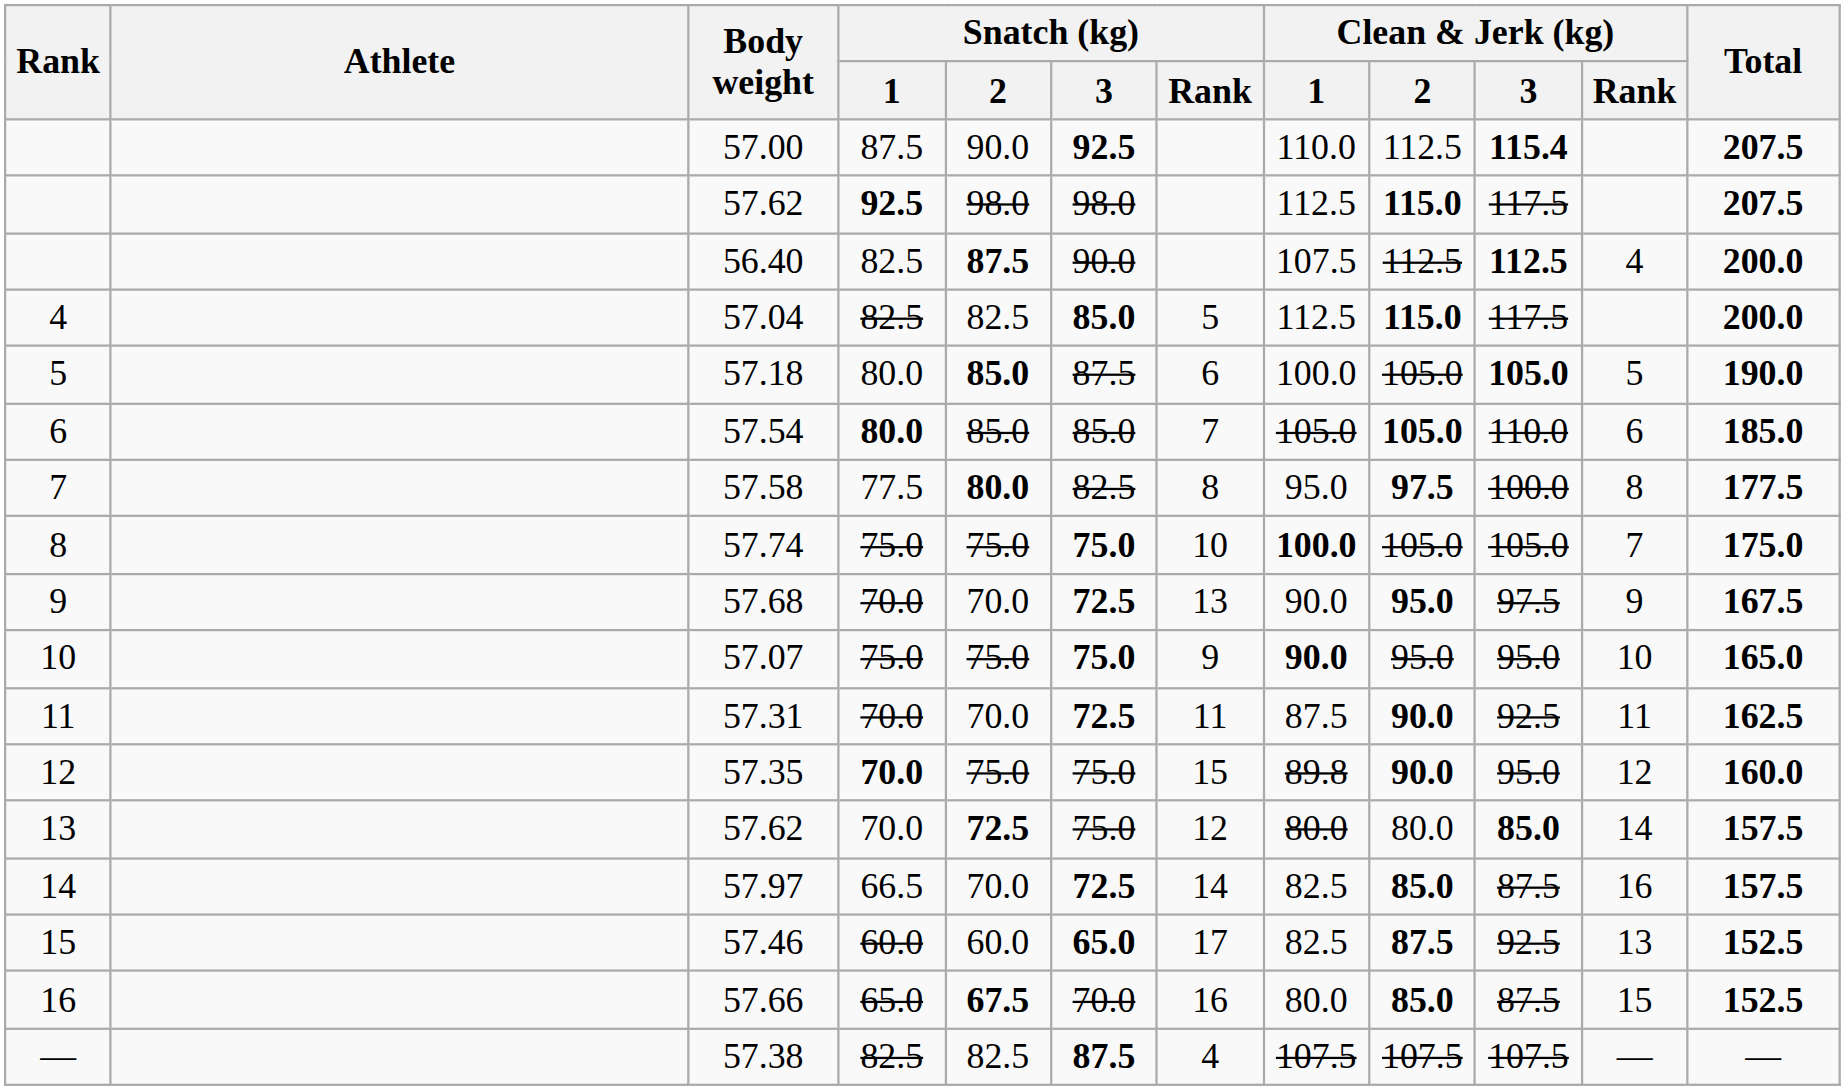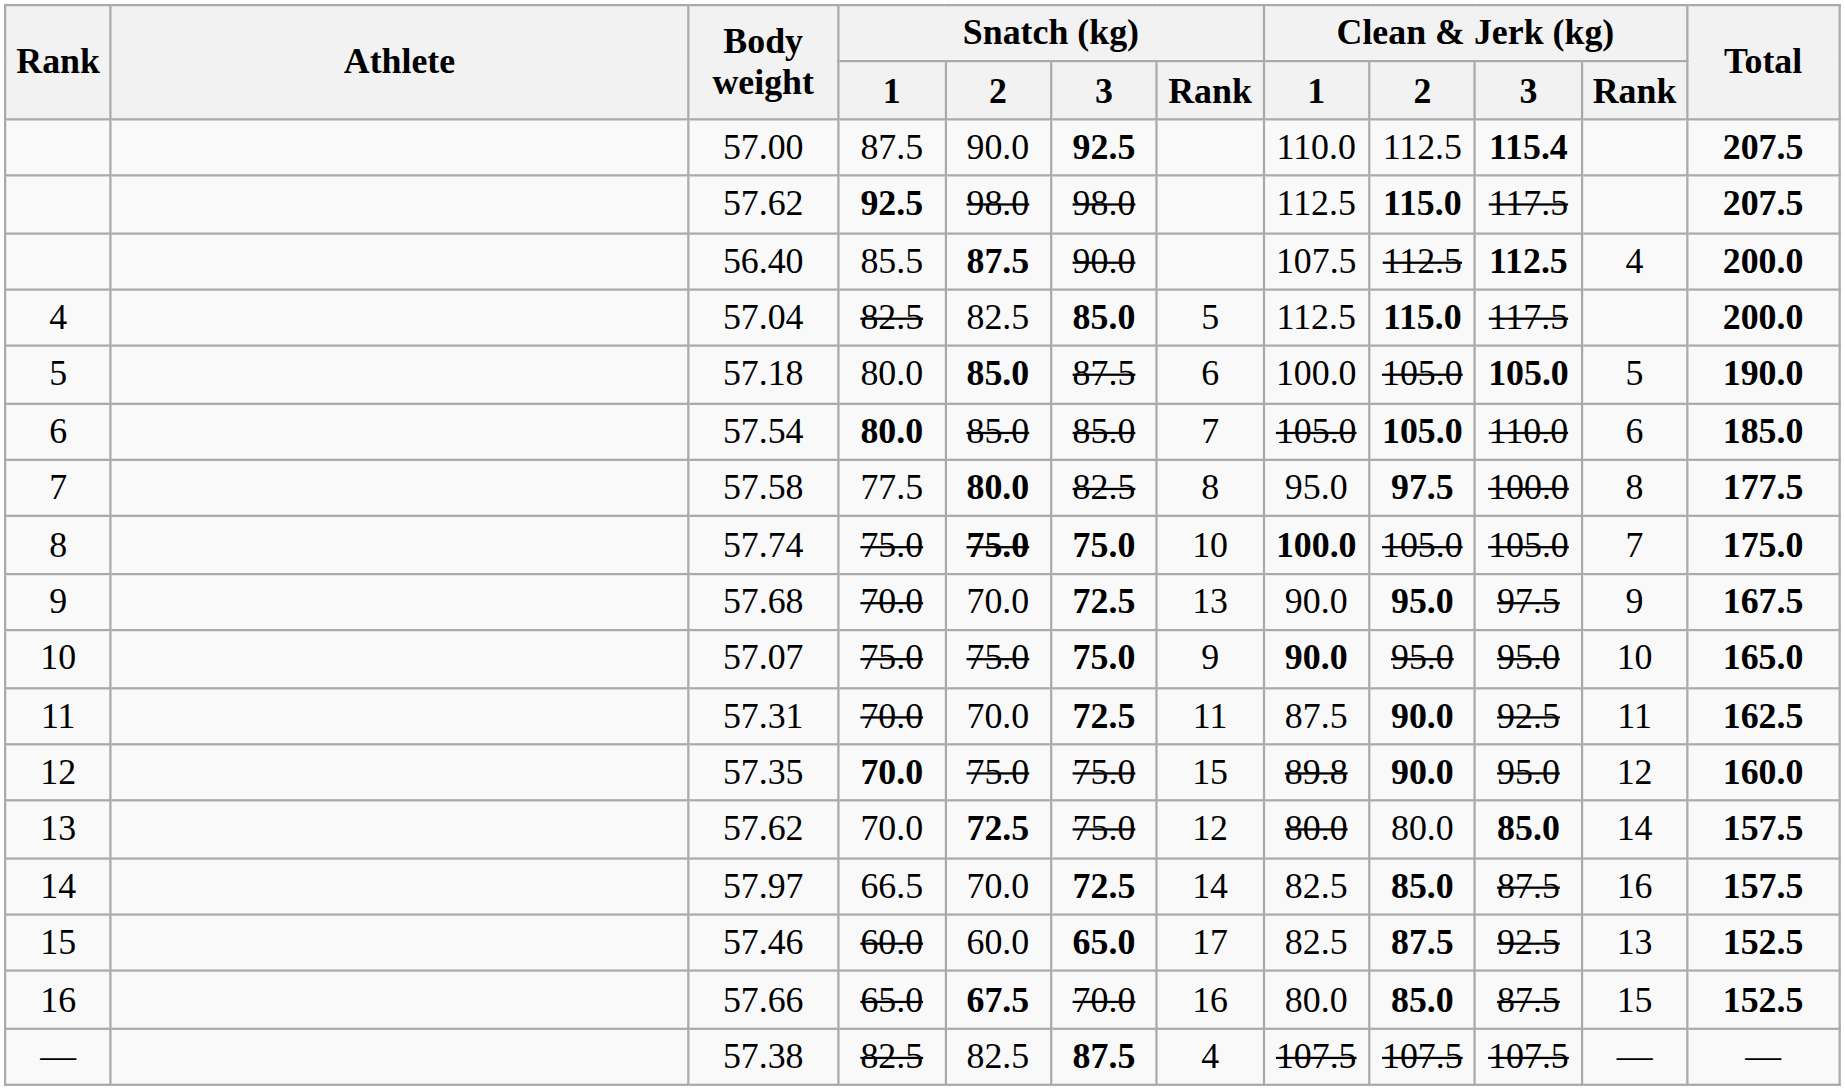(892, 260) 82.5 -> (892, 260) 85.5
(998, 544) normal -> (998, 544) bold
